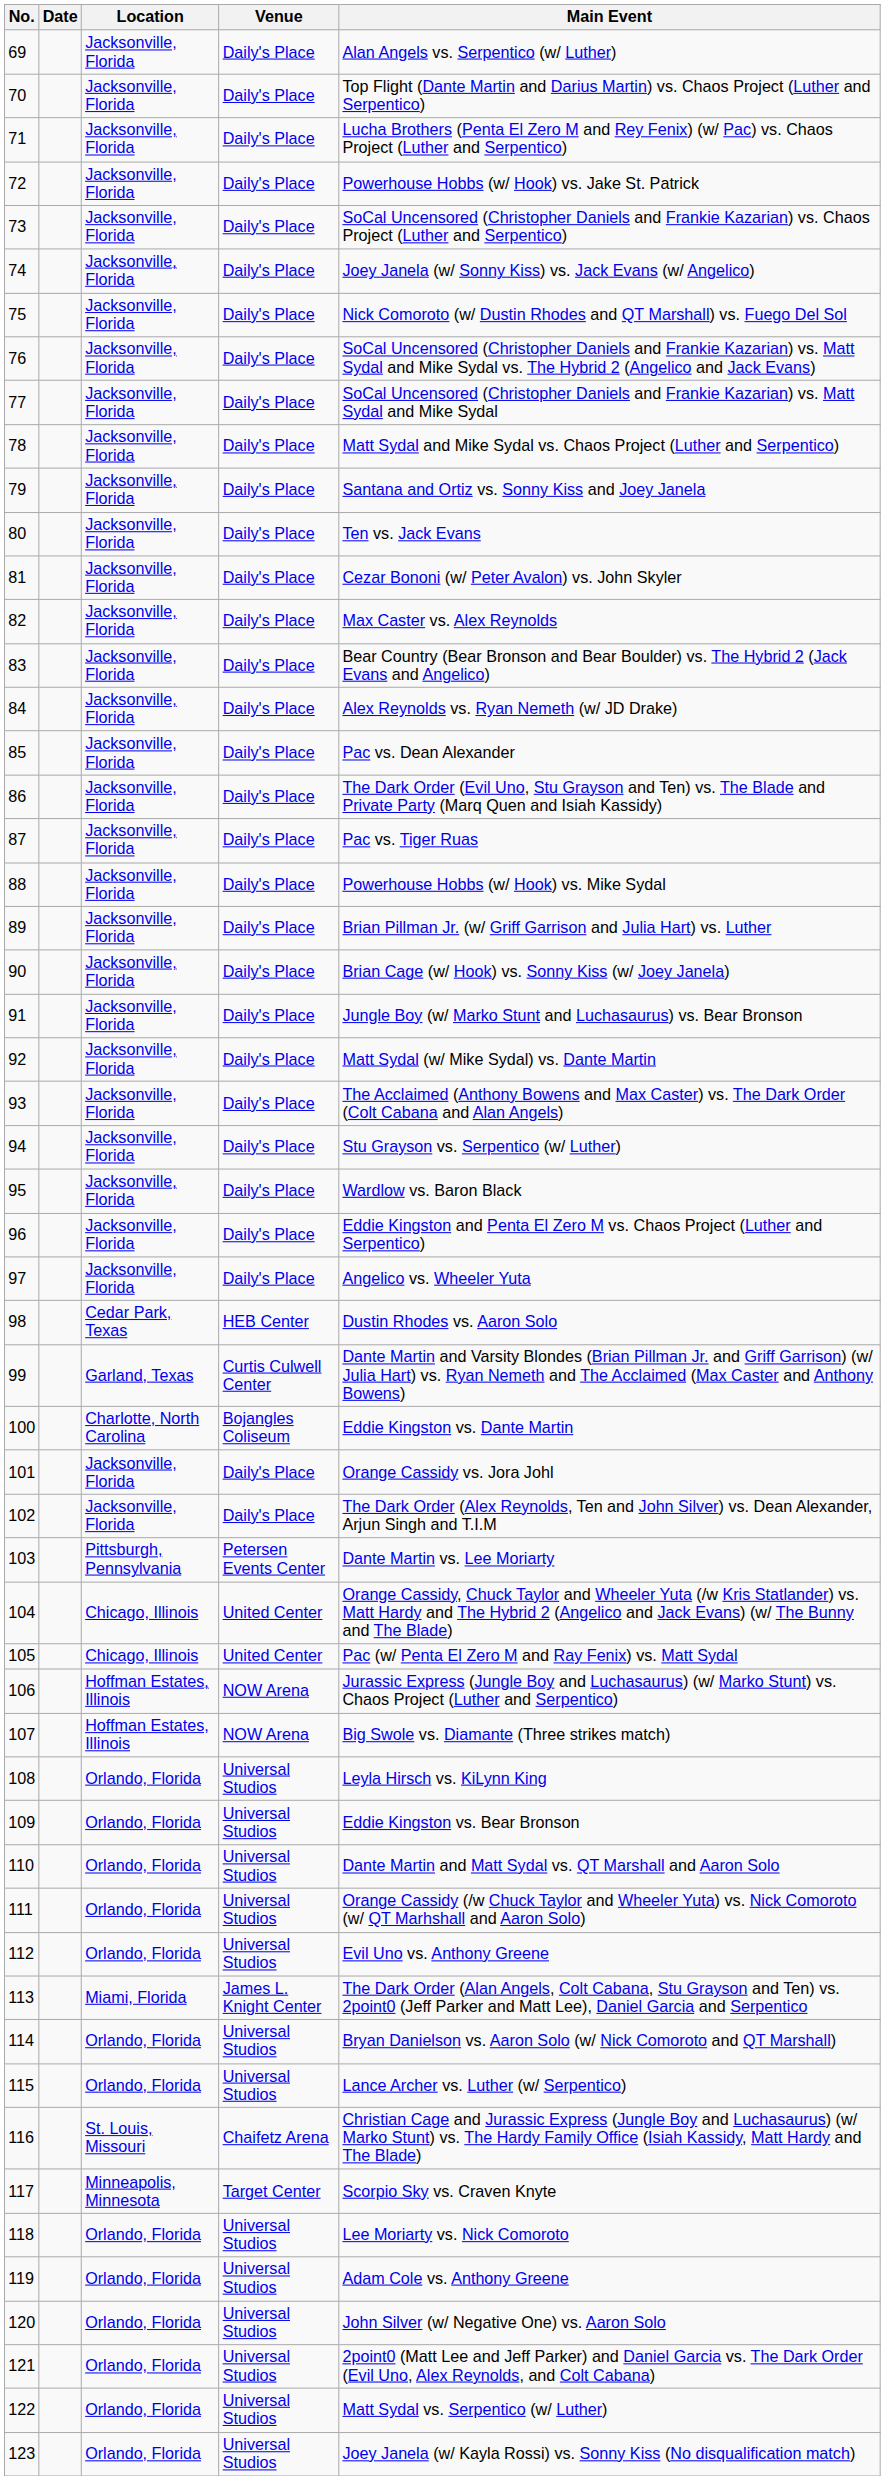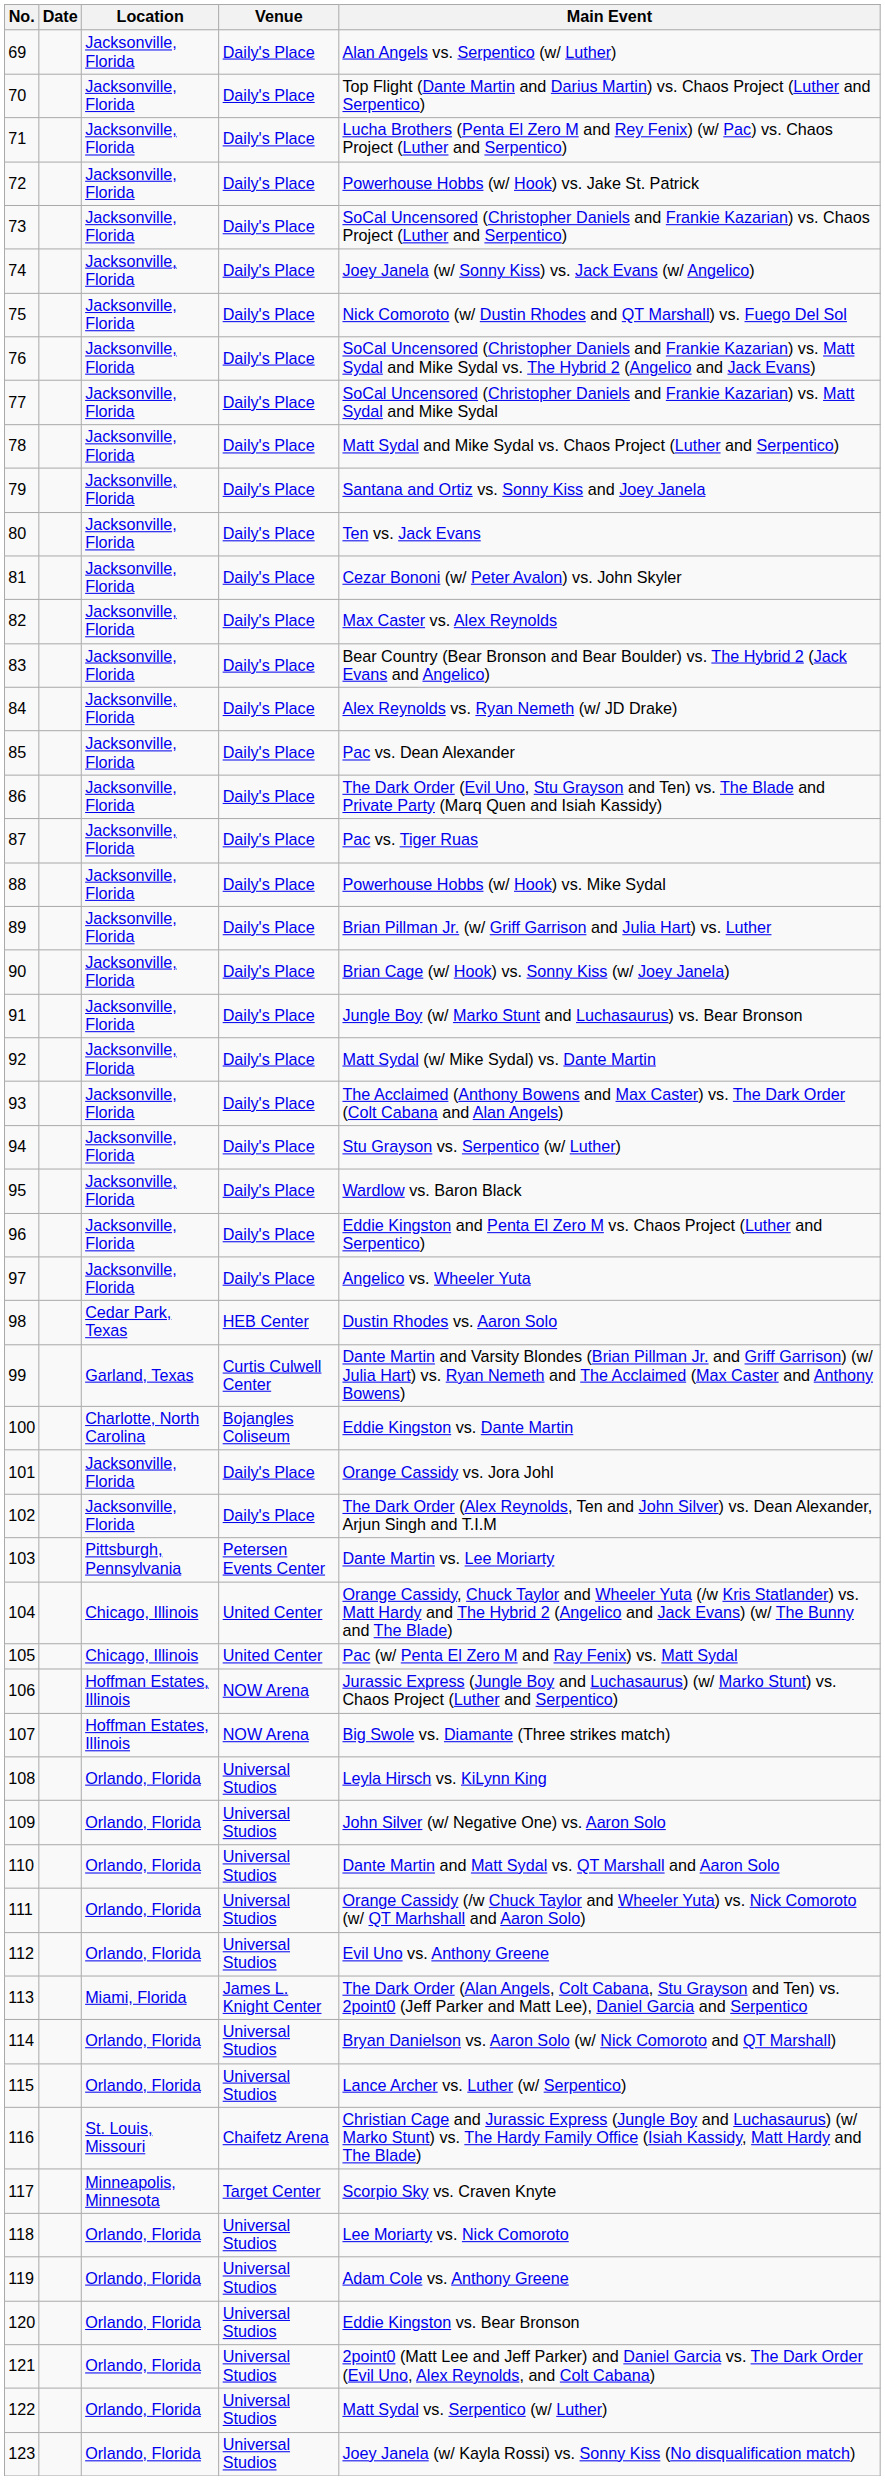(461, 1822) Eddie Kingston vs. Bear Bronson -> (504, 1822) John Silver (w/ Negative One) vs. Aaron Solo
(504, 2322) John Silver (w/ Negative One) vs. Aaron Solo -> (461, 2322) Eddie Kingston vs. Bear Bronson
